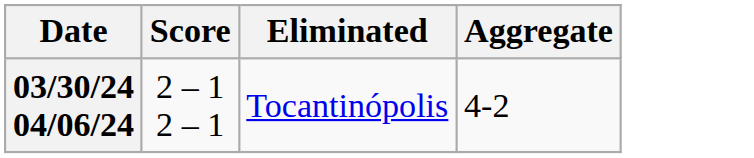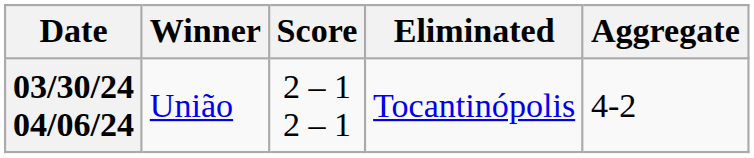+ column: (205, 31)
